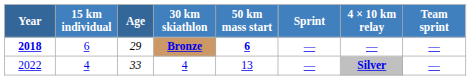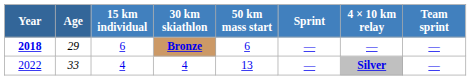columns swapped: (136, 21) <-> (87, 21)
(247, 46) bold -> (247, 46) normal
